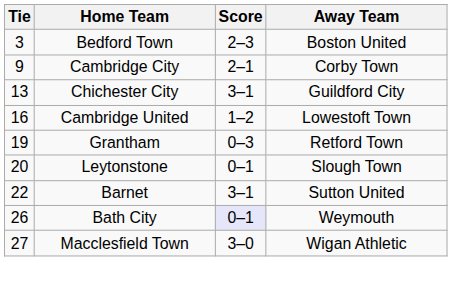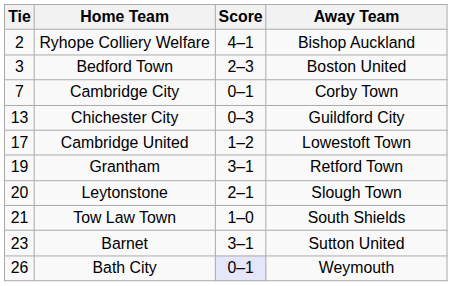+ row: (125, 42)
(19, 67) 9 -> (19, 92) 7
(241, 67) 2–1 -> (241, 92) 0–1
(241, 92) 3–1 -> (241, 117) 0–3
(19, 117) 16 -> (19, 142) 17
(241, 142) 0–3 -> (241, 167) 3–1
(241, 167) 0–1 -> (241, 192) 2–1
+ row: (125, 218)
(19, 192) 22 -> (19, 243) 23
- row: (125, 243)
